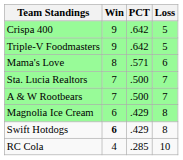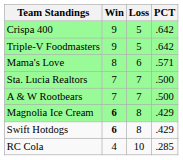columns swapped: (165, 12) <-> (139, 12)
(114, 113) normal -> (114, 113) bold
